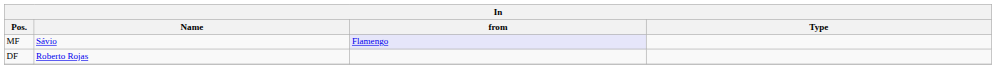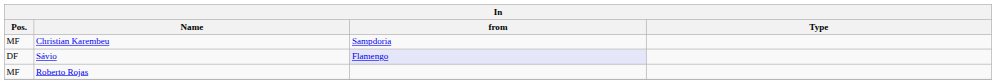+ row: (73, 42)
(13, 42) MF -> (12, 57) DF
(12, 57) DF -> (13, 72) MF
